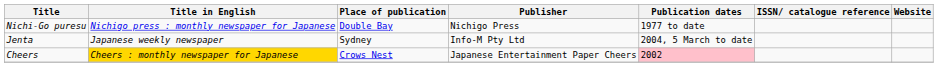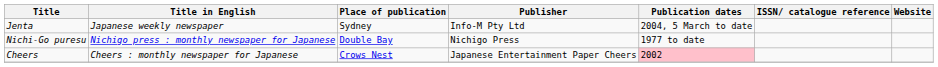rows swapped: (20, 40) <-> (46, 26)
(194, 55) gold background -> (194, 55) no background
